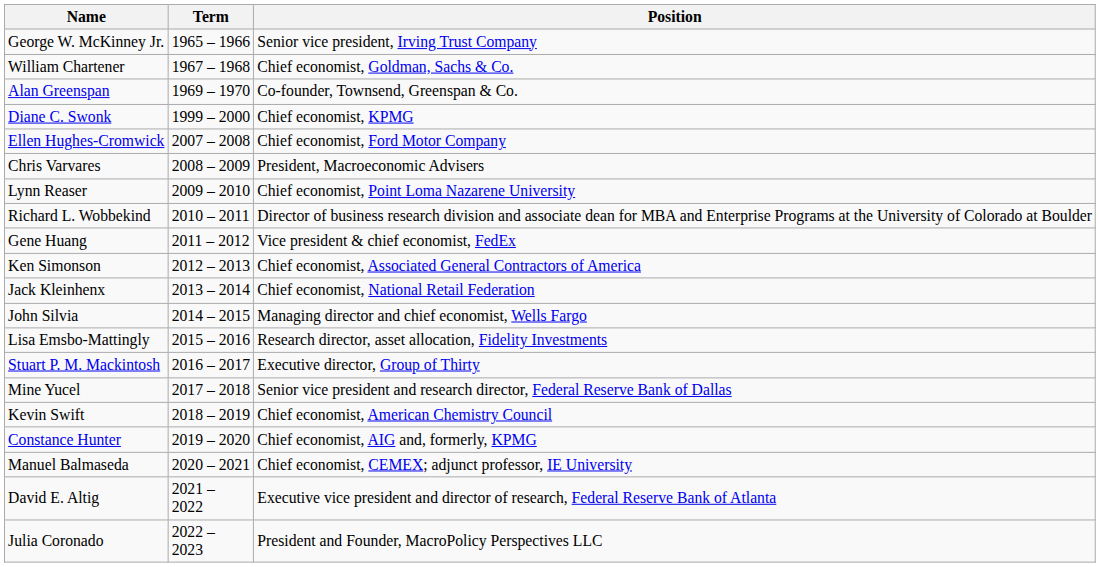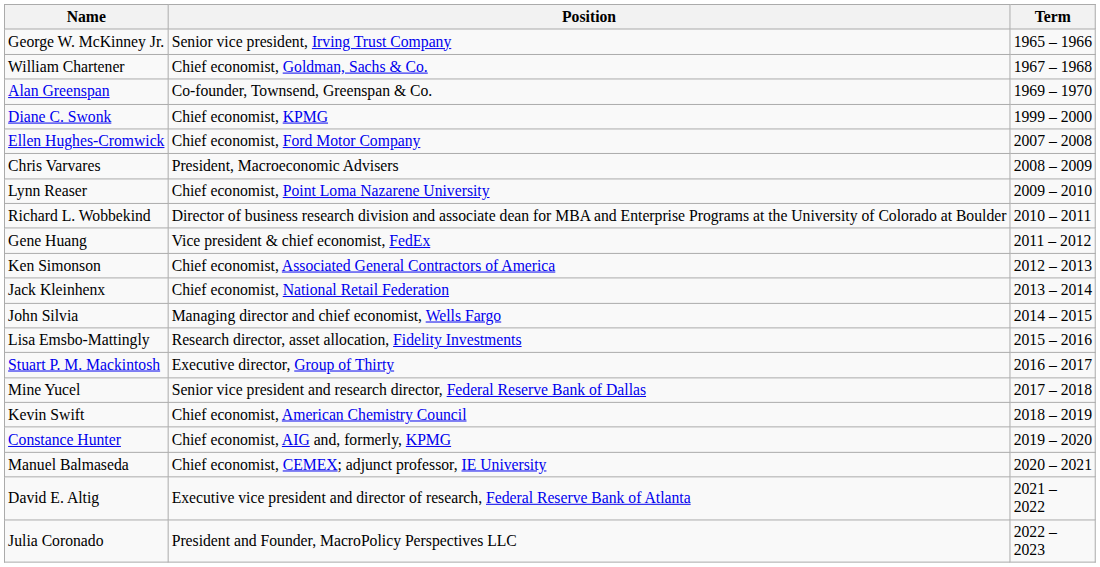columns swapped: (211, 16) <-> (675, 16)
